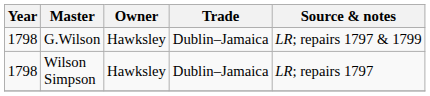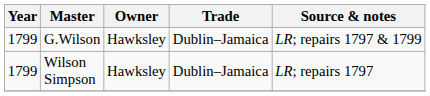(23, 39) 1798 -> (23, 39) 1799
(23, 71) 1798 -> (23, 71) 1799
